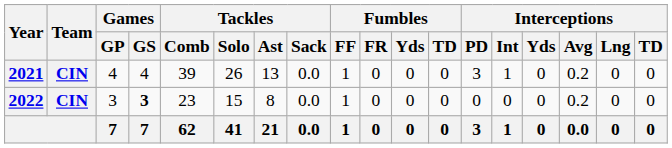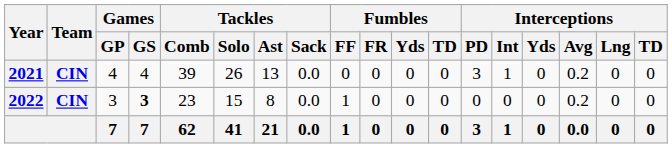(345, 73) 1 -> (345, 73) 0
